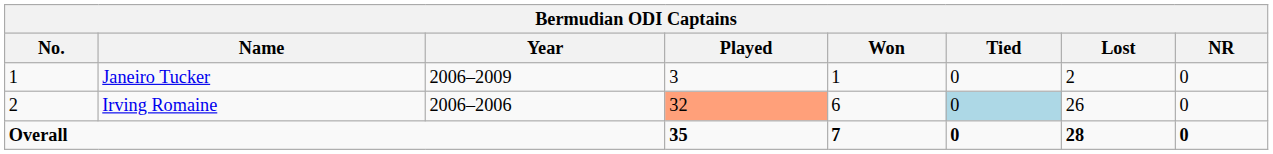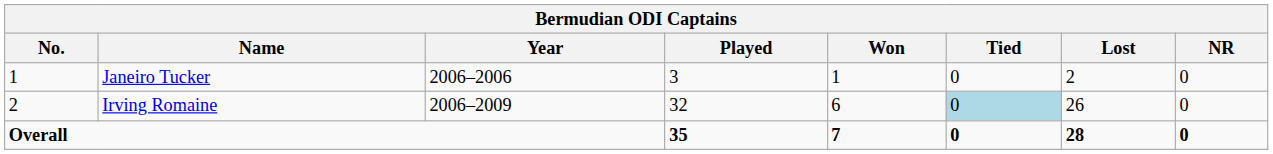(470, 76) 2006–2009 -> (470, 76) 2006–2006
(470, 105) 2006–2006 -> (470, 105) 2006–2009
(678, 105) lightsalmon background -> (678, 105) no background
